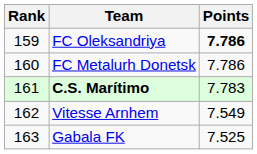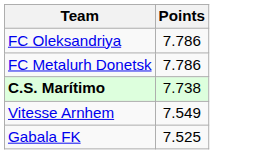- column: (27, 16)
(226, 40) bold -> (182, 40) normal
(226, 88) 7.783 -> (182, 88) 7.738
